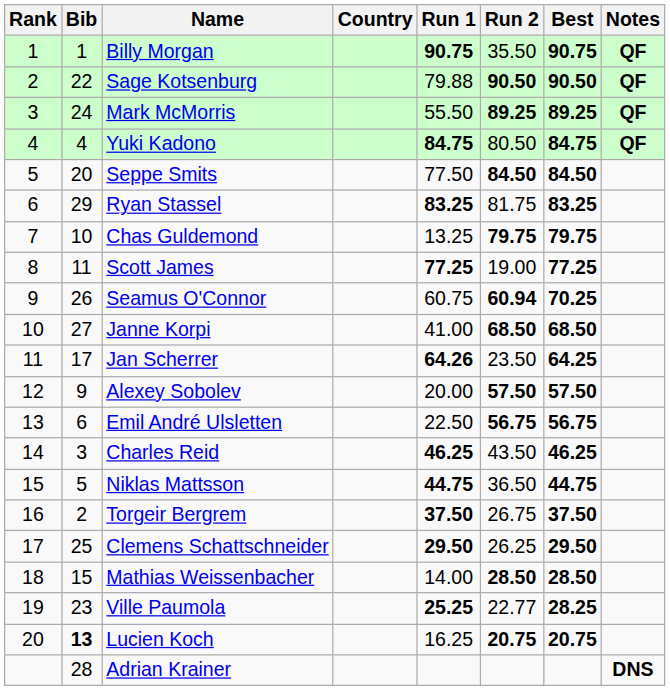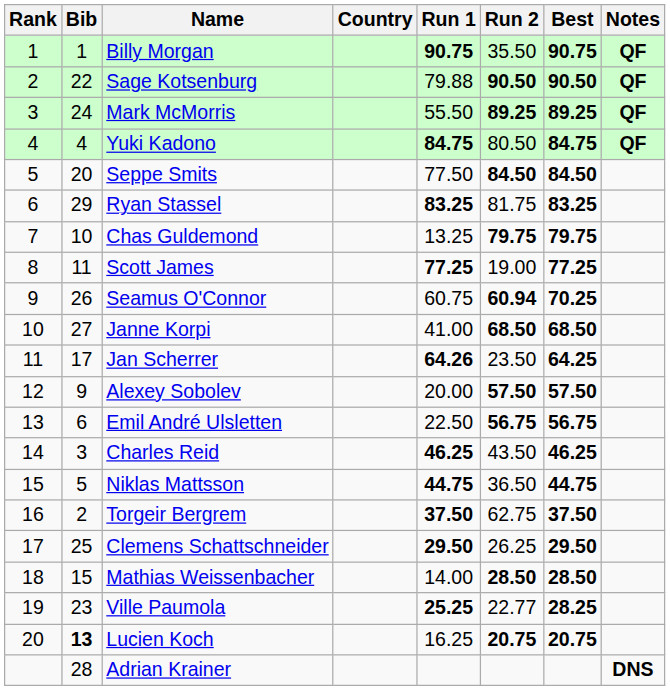(512, 515) 26.75 -> (512, 515) 62.75
